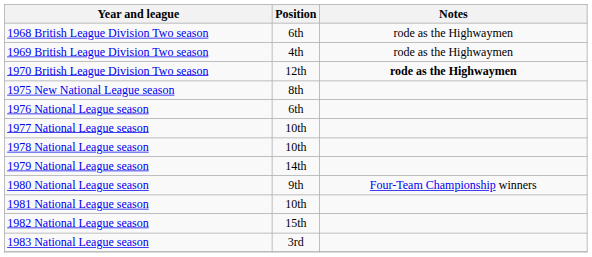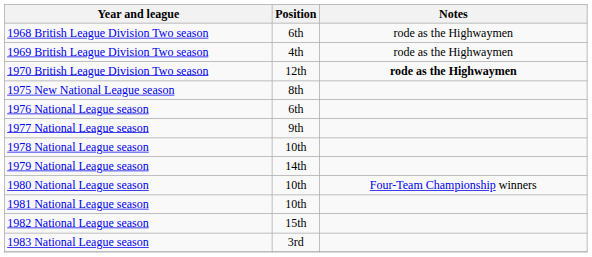(296, 128) 10th -> (296, 128) 9th
(296, 185) 9th -> (296, 185) 10th
